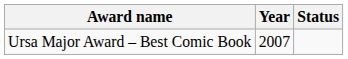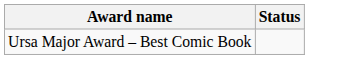- column: (274, 16)
